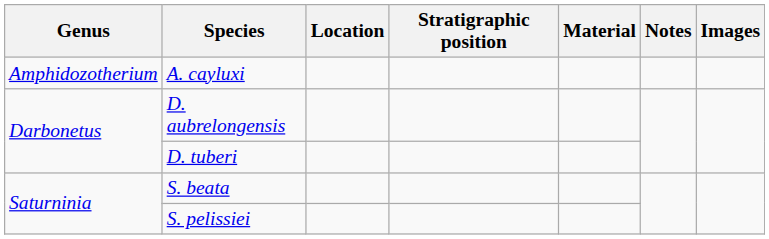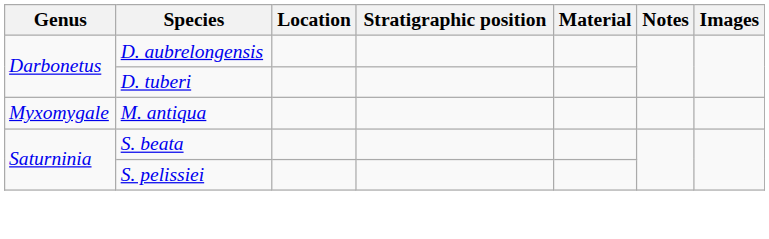- row: (206, 72)
+ row: (164, 112)
